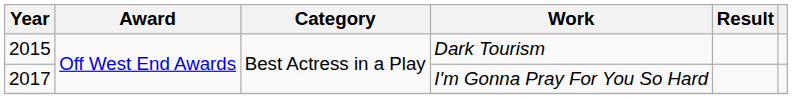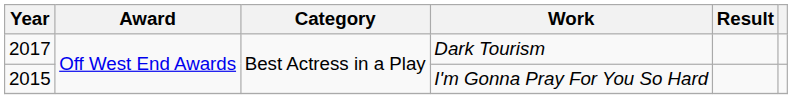(30, 49) 2015 -> (30, 49) 2017
(30, 78) 2017 -> (30, 78) 2015
